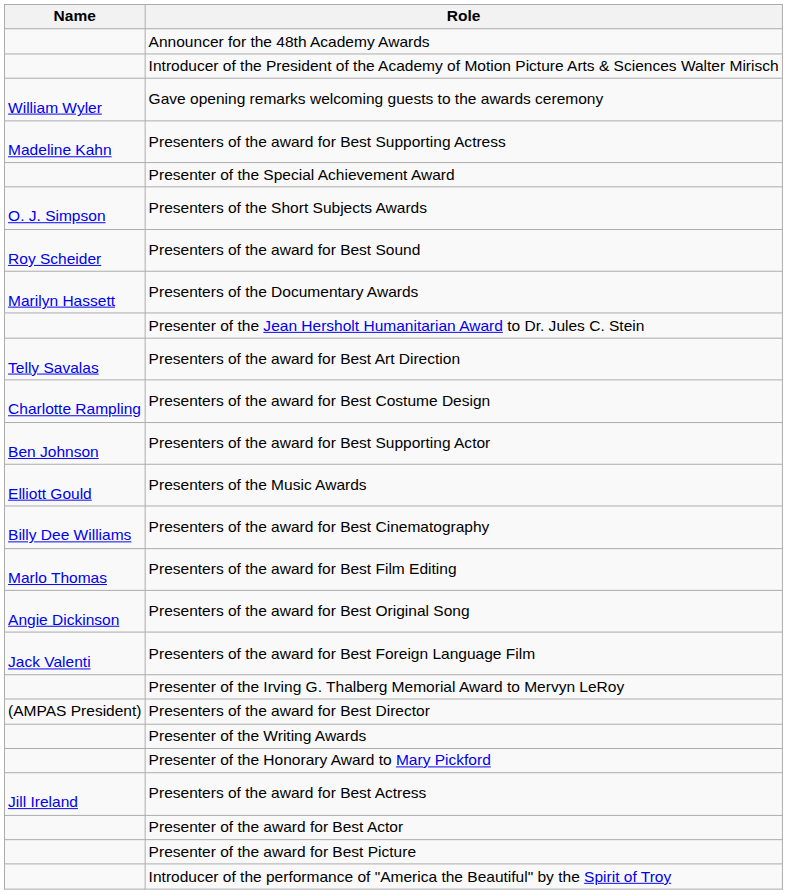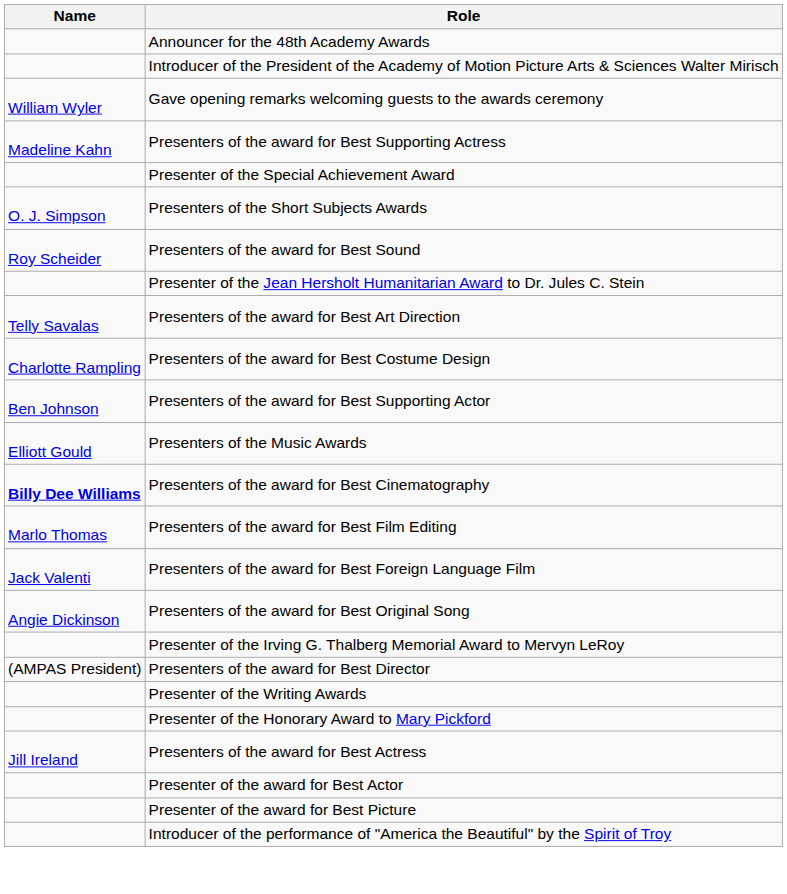- row: (283, 292)
(70, 535) normal -> (74, 493) bold
rows swapped: (342, 653) <-> (309, 611)
